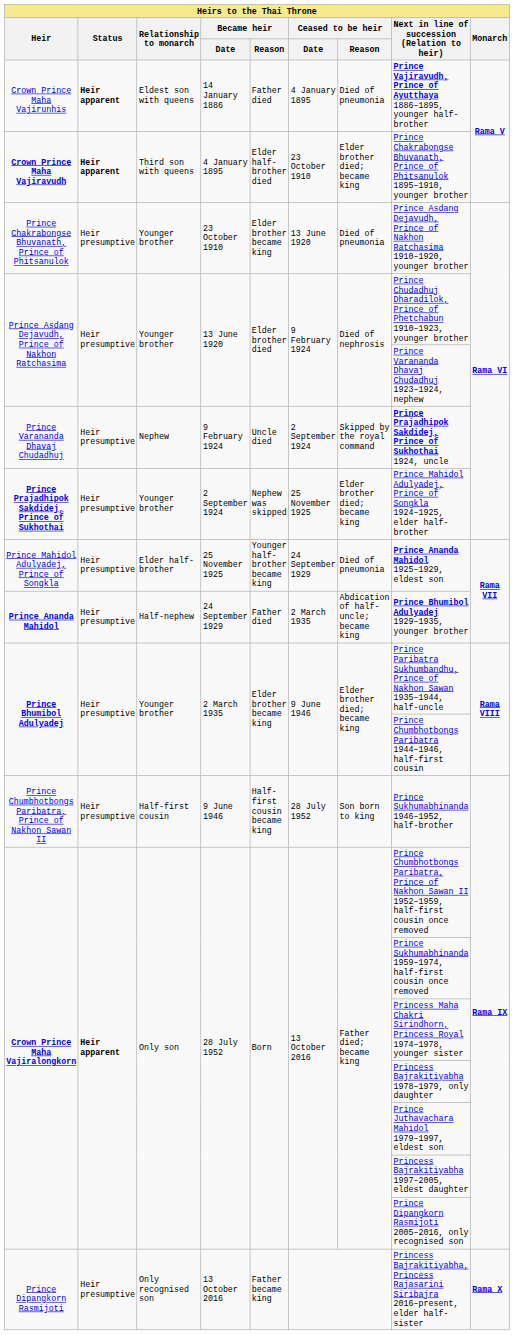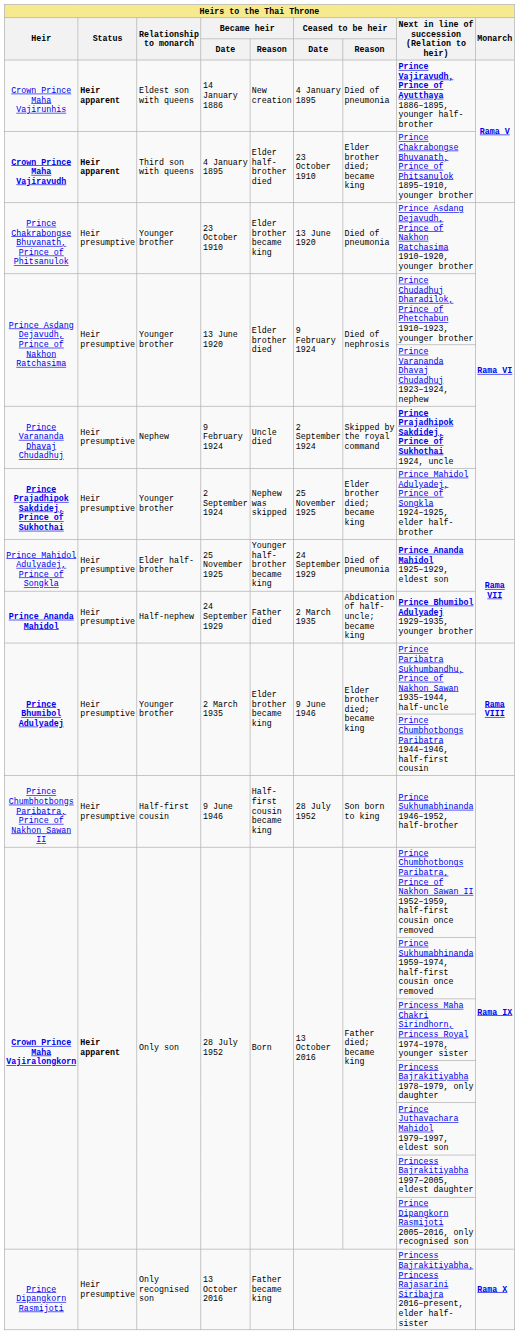(267, 96) Father died -> (272, 96) New creation
